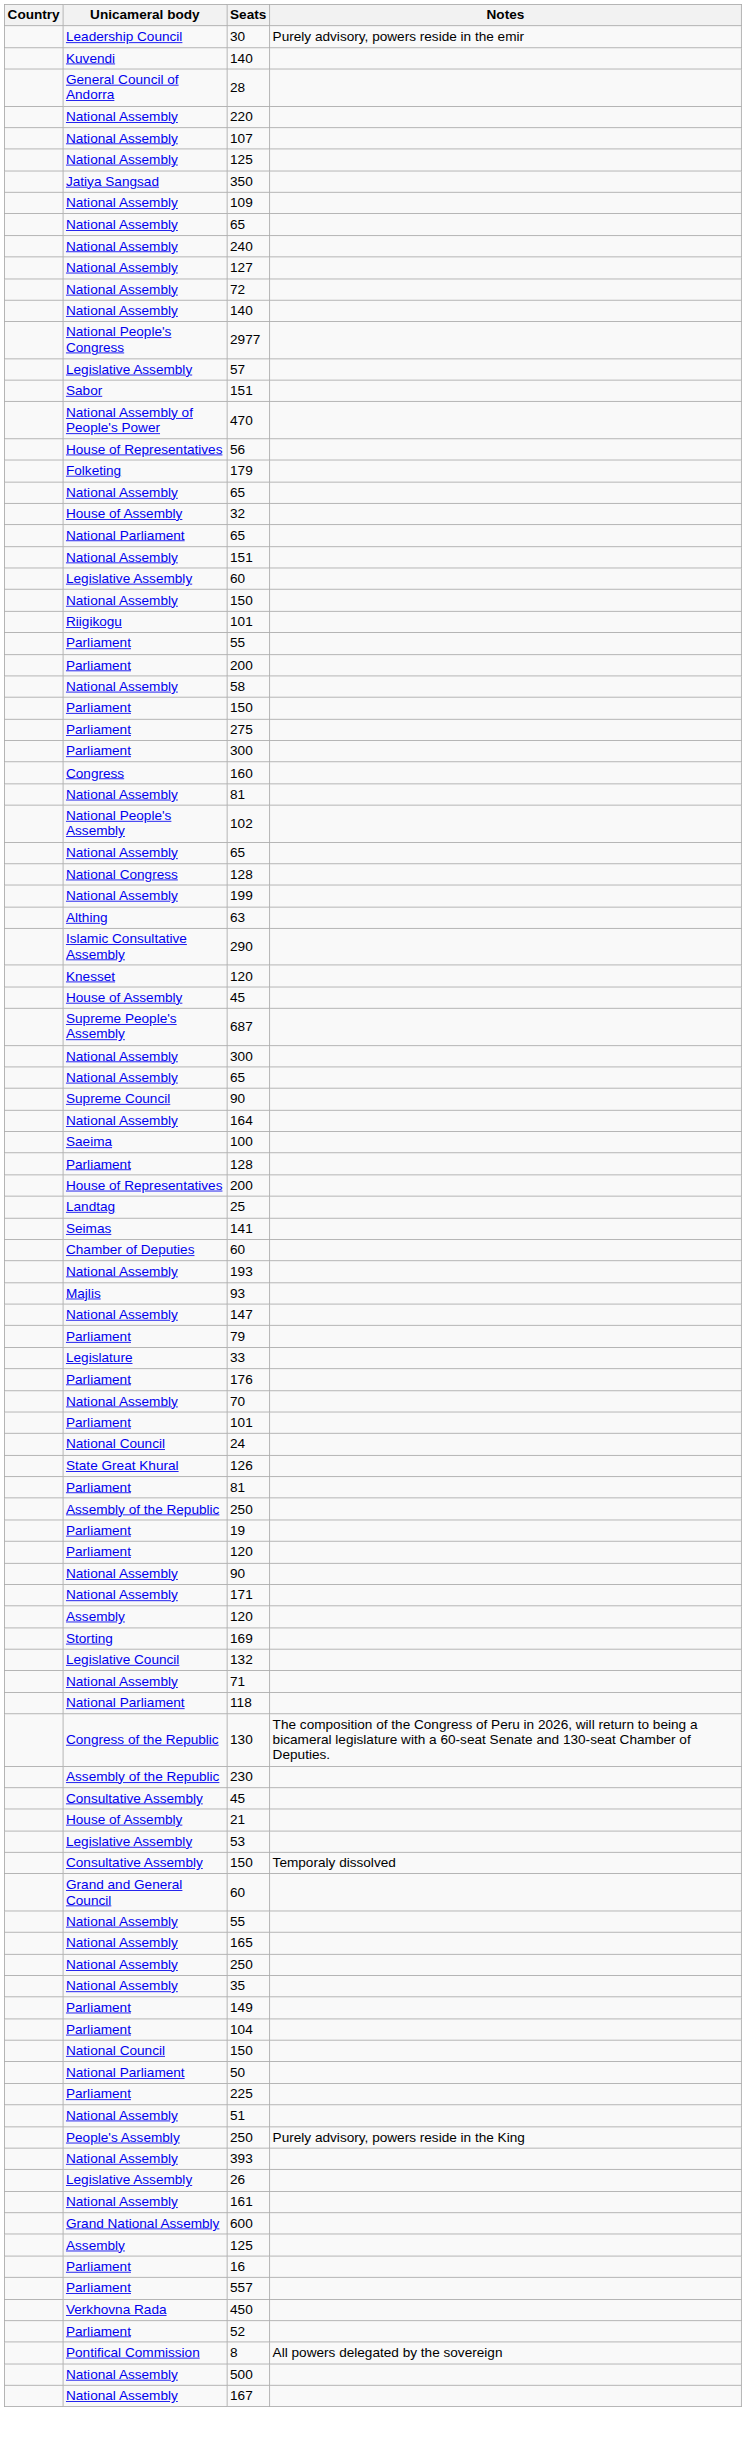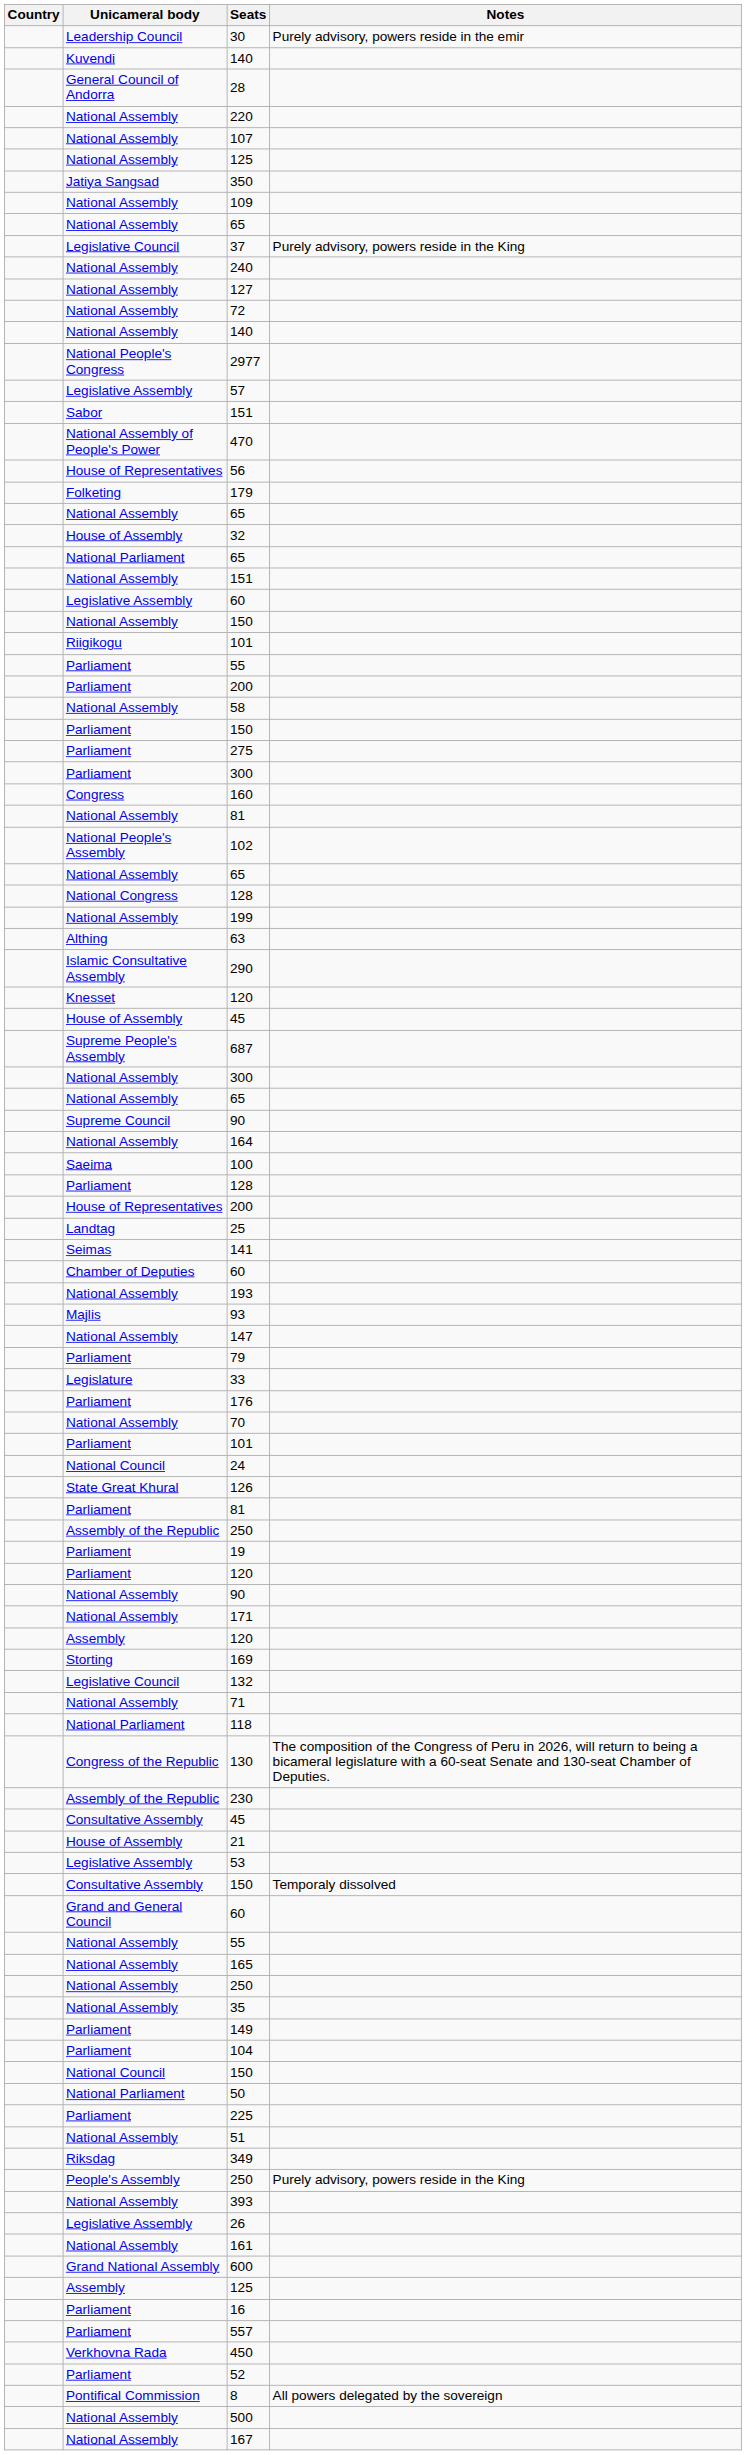+ row: (123, 246)
+ row: (91, 2158)
